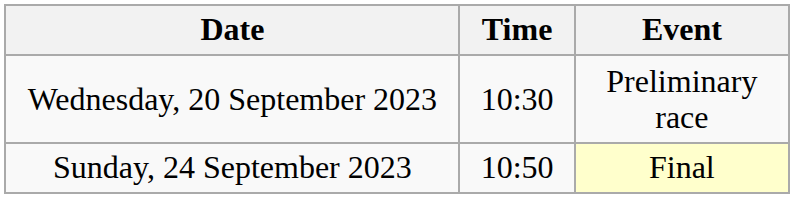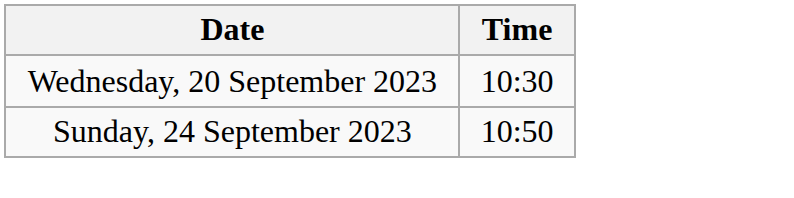- column: (682, 29)
